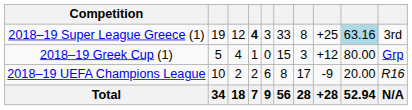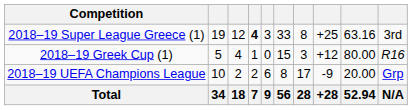(360, 34) lightblue background -> (360, 34) no background
(393, 54) Grp -> (393, 54) R16
(393, 74) R16 -> (393, 74) Grp
